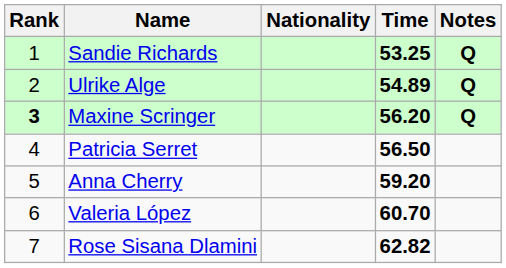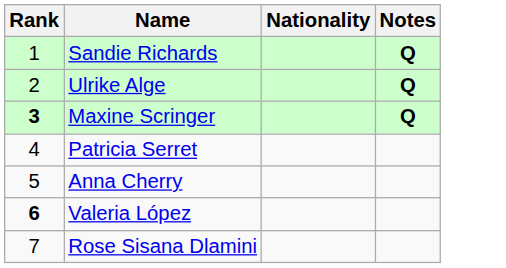- column: (405, 20)
(34, 213) normal -> (34, 213) bold
